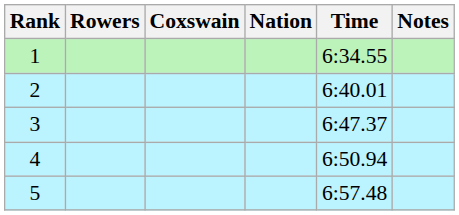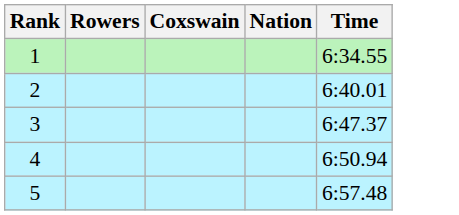- column: (423, 21)
